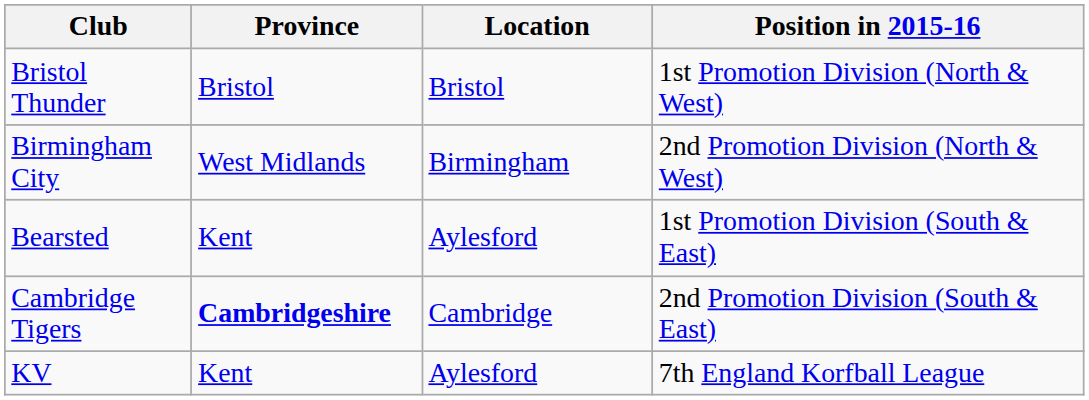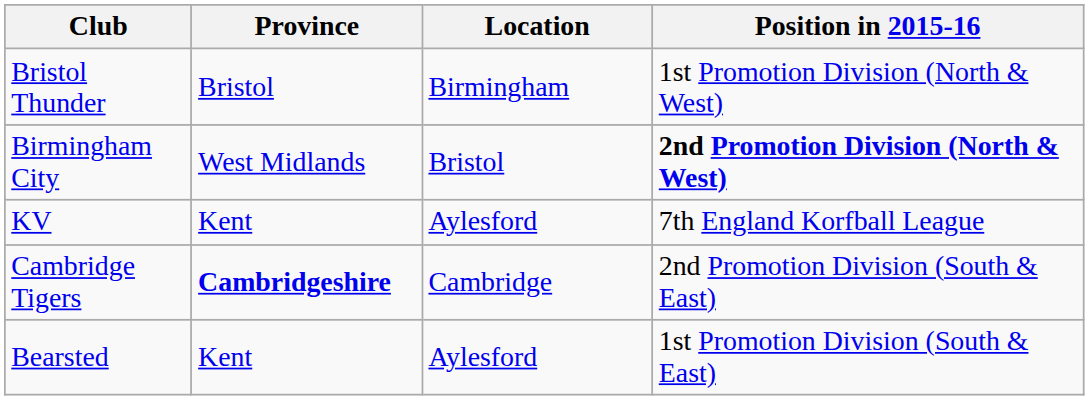(466, 86) Bristol -> (499, 86) Birmingham
(499, 161) Birmingham -> (466, 161) Bristol
(848, 161) normal -> (859, 161) bold
rows swapped: (60, 237) <-> (31, 372)
